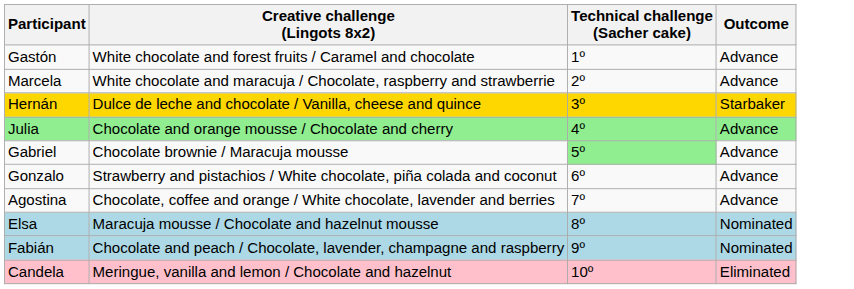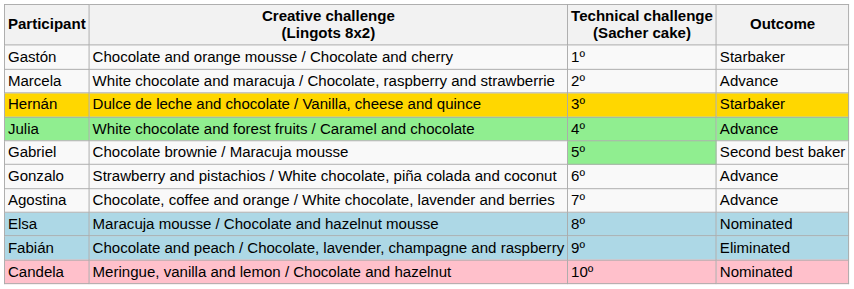(284, 57) White chocolate and forest fruits / Caramel and chocolate -> (273, 57) Chocolate and orange mousse / Chocolate and cherry
(749, 57) Advance -> (752, 57) Starbaker
(273, 128) Chocolate and orange mousse / Chocolate and cherry -> (284, 128) White chocolate and forest fruits / Caramel and chocolate
(749, 152) Advance -> (783, 152) Second best baker
(756, 248) Nominated -> (755, 248) Eliminated
(755, 271) Eliminated -> (756, 271) Nominated
